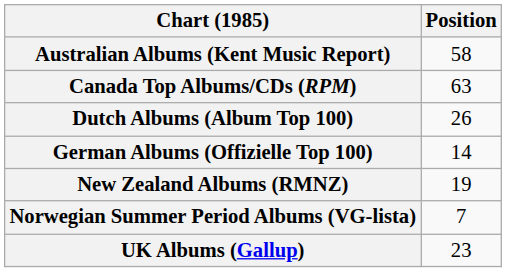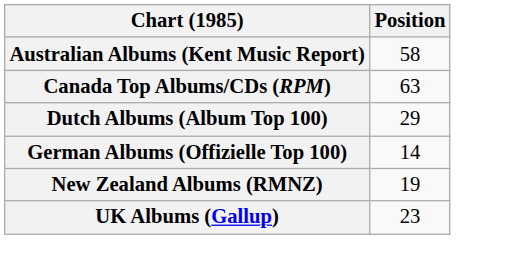(461, 119) 26 -> (410, 119) 29
- row: (213, 217)
